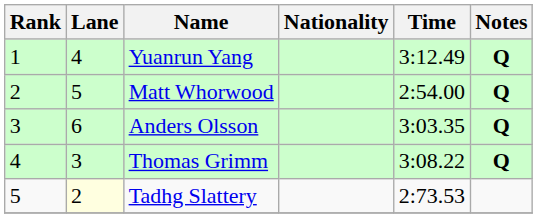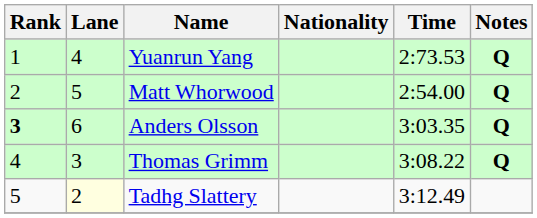(432, 56) 3:12.49 -> (432, 56) 2:73.53
(15, 126) normal -> (15, 126) bold
(432, 195) 2:73.53 -> (432, 195) 3:12.49
